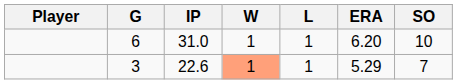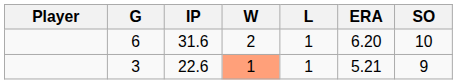(193, 41) 31.0 -> (193, 41) 31.6
(251, 41) 1 -> (251, 41) 2
(366, 66) 5.29 -> (366, 66) 5.21
(424, 66) 7 -> (424, 66) 9
